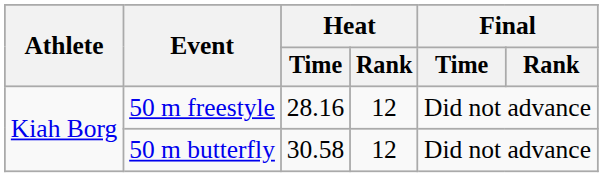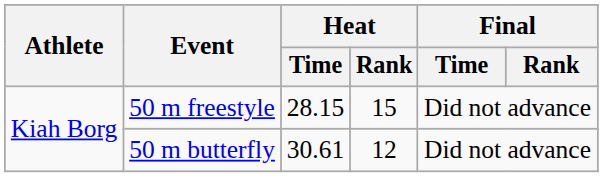(316, 107) 28.16 -> (316, 107) 28.15
(384, 107) 12 -> (384, 107) 15
(316, 149) 30.58 -> (316, 149) 30.61
